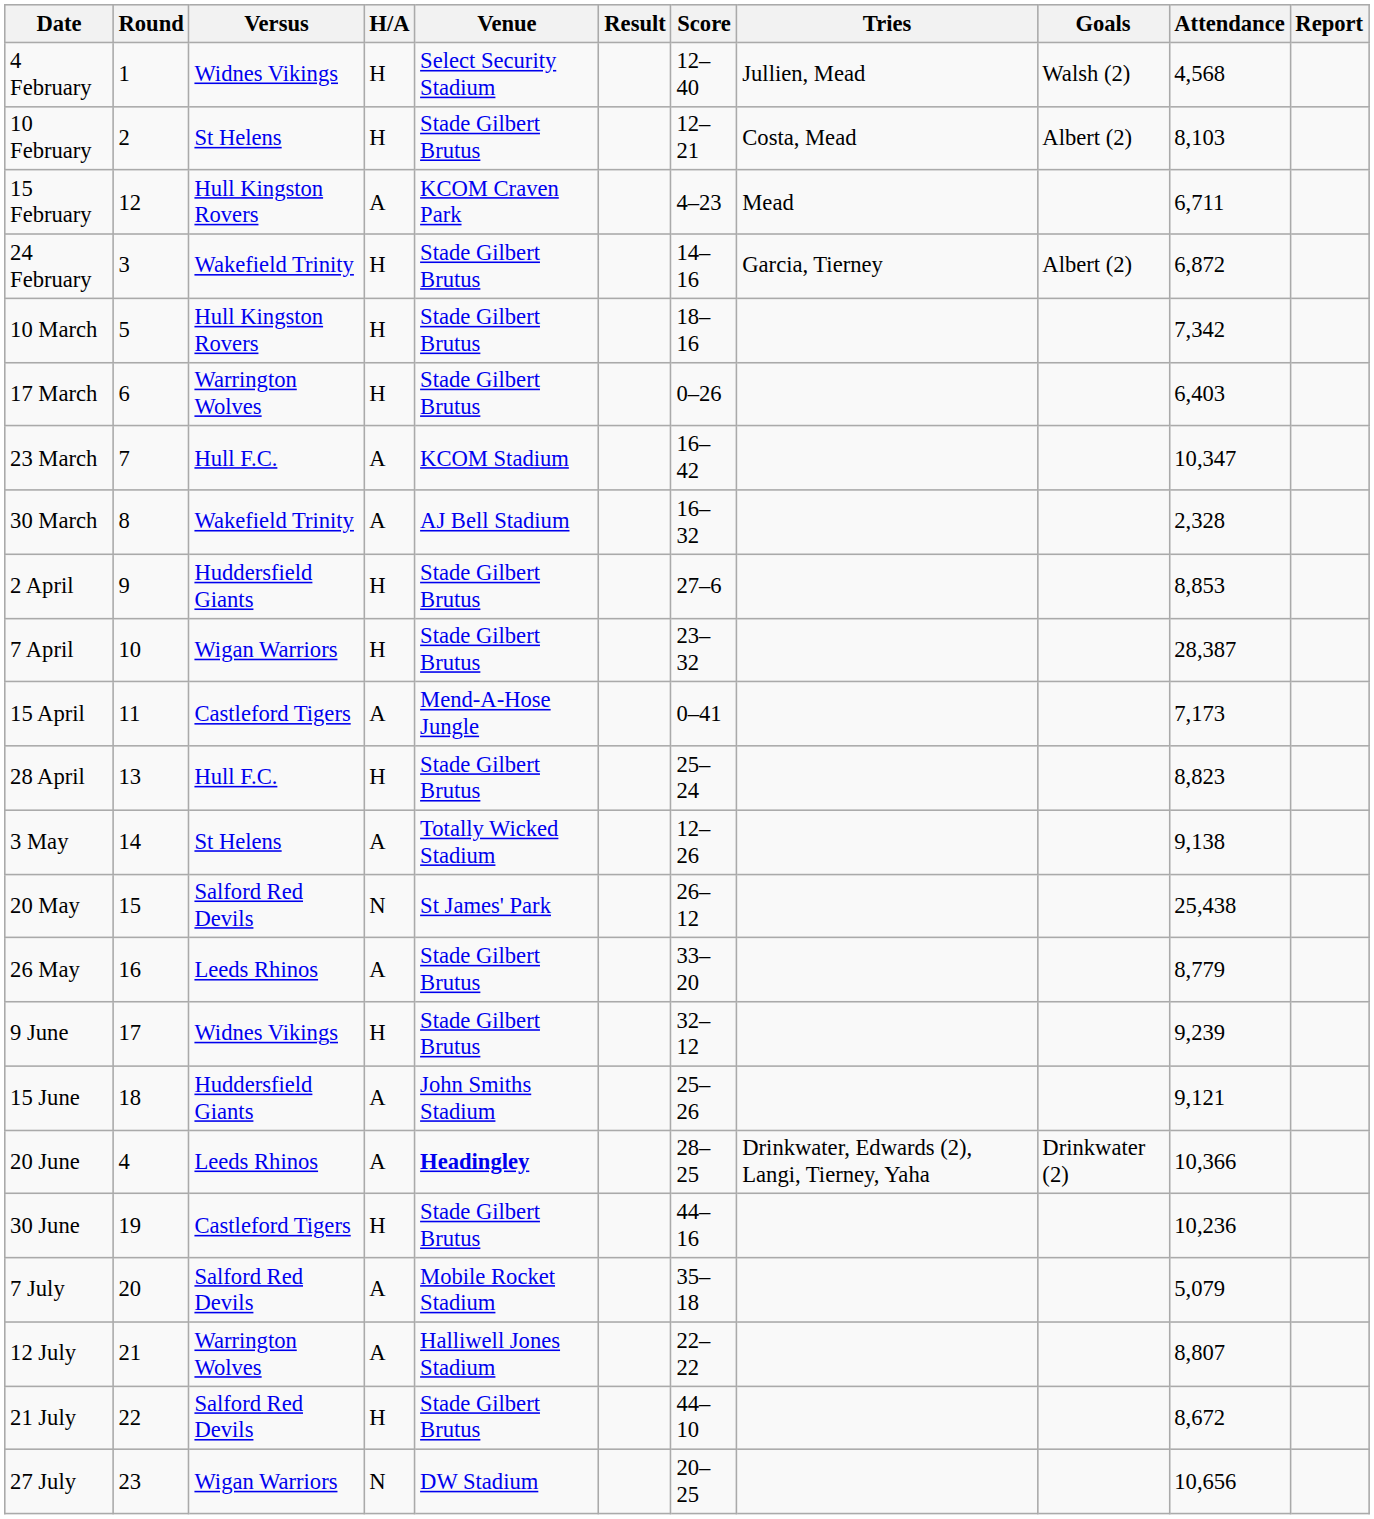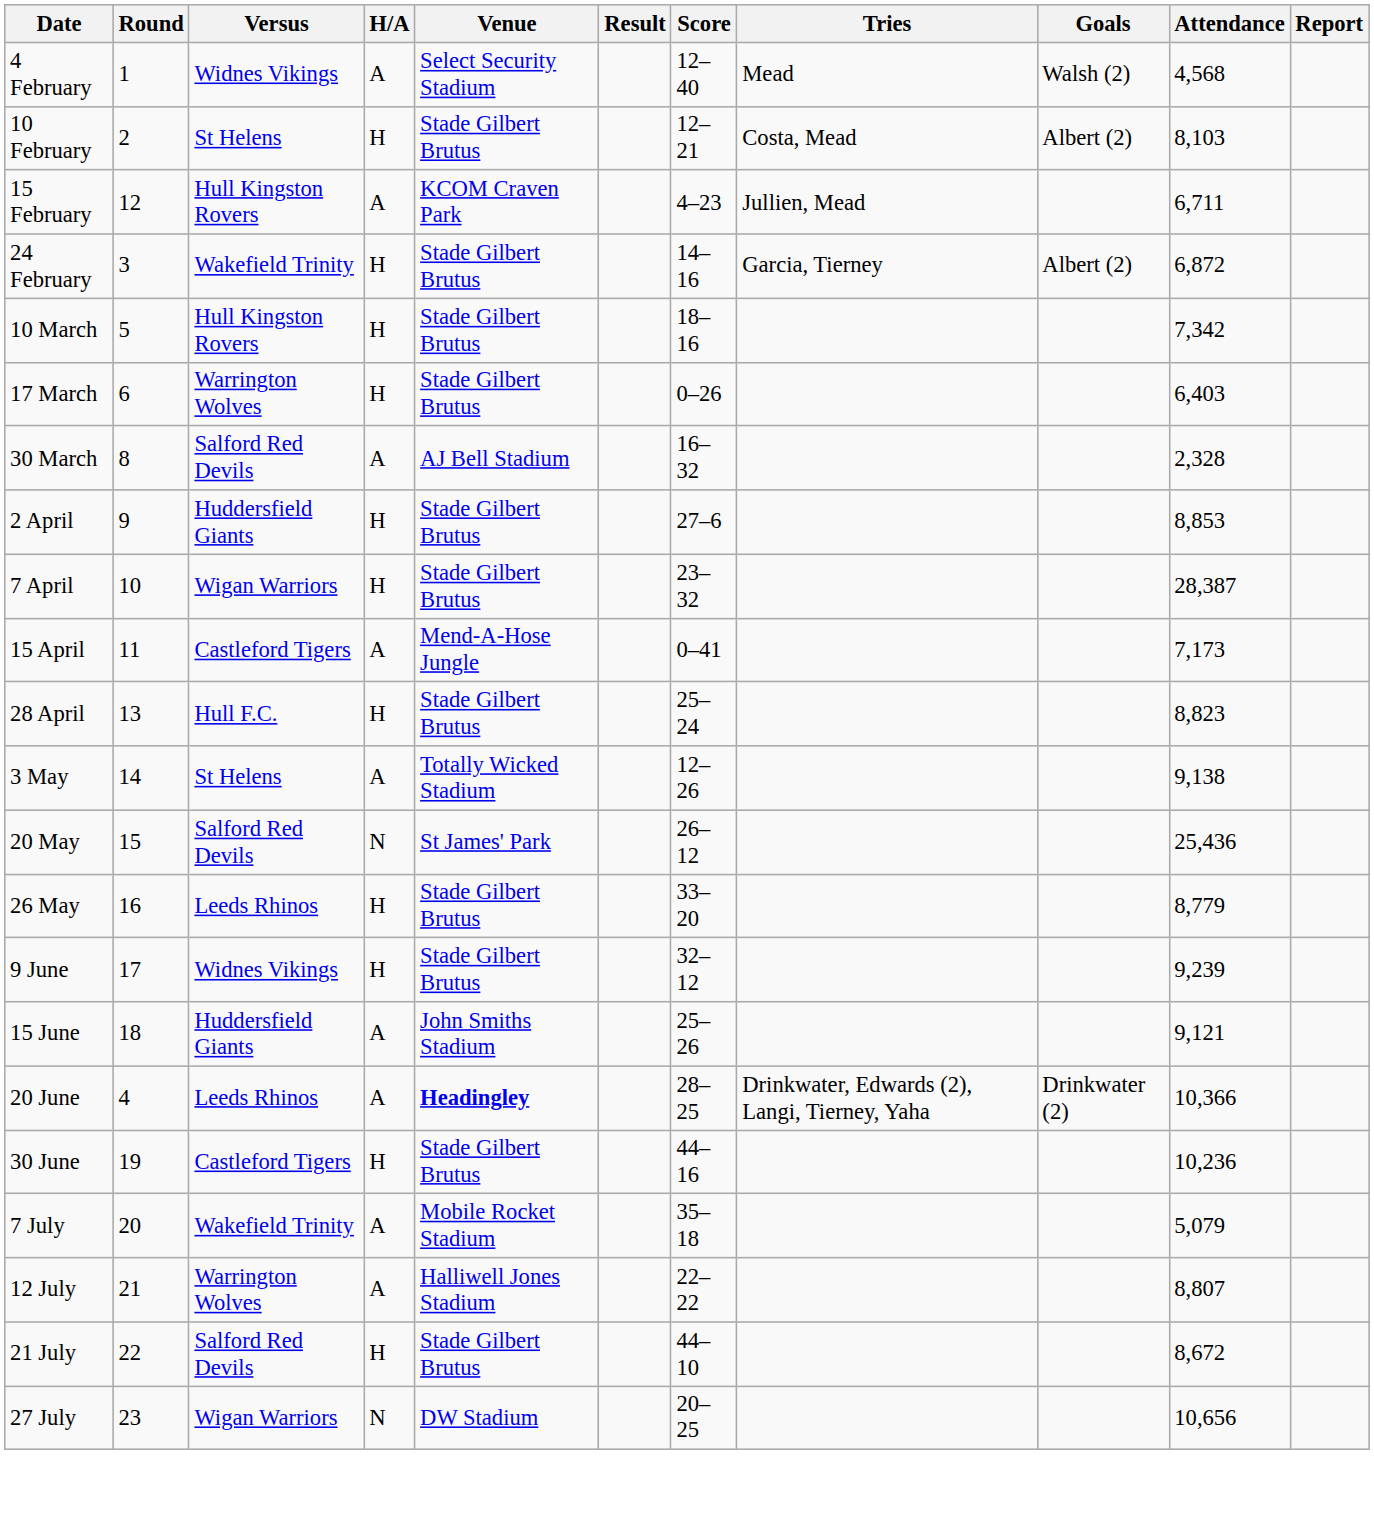(377, 74) H -> (377, 74) A
(804, 74) Jullien, Mead -> (768, 74) Mead
(768, 202) Mead -> (804, 202) Jullien, Mead
- row: (54, 458)
(274, 522) Wakefield Trinity -> (249, 458) Salford Red Devils
(1205, 905) 25,438 -> (1205, 841) 25,436
(377, 969) A -> (377, 905) H
(249, 1289) Salford Red Devils -> (274, 1225) Wakefield Trinity
